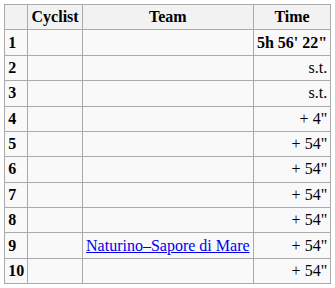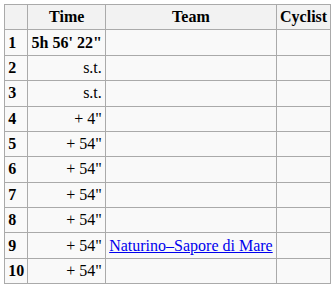columns swapped: (55, 17) <-> (292, 17)
